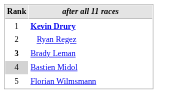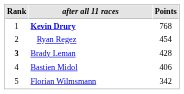+ column: (166, 12)
(17, 67) lightgrey background -> (17, 67) no background
